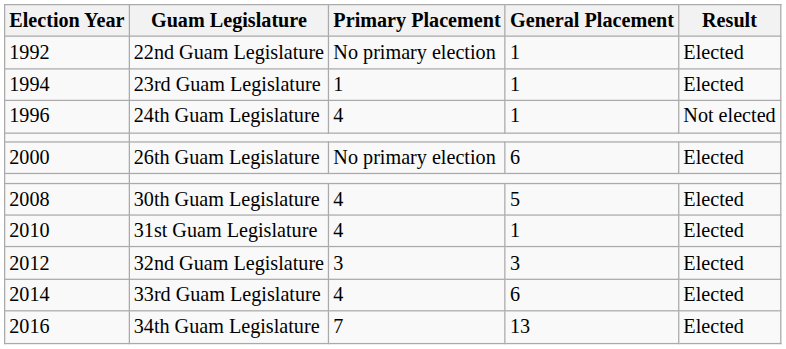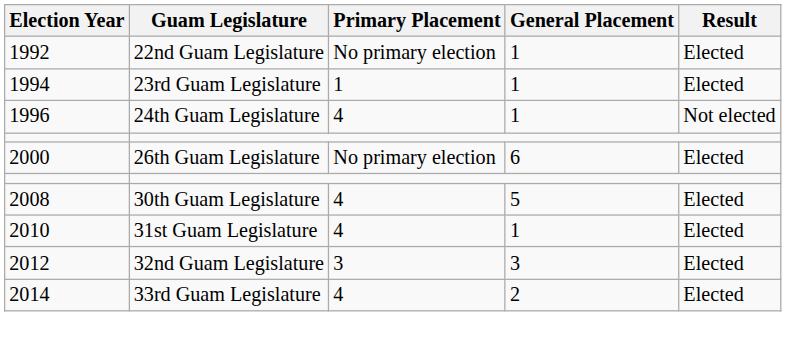(515, 294) 6 -> (515, 294) 2
- row: (29, 326)
